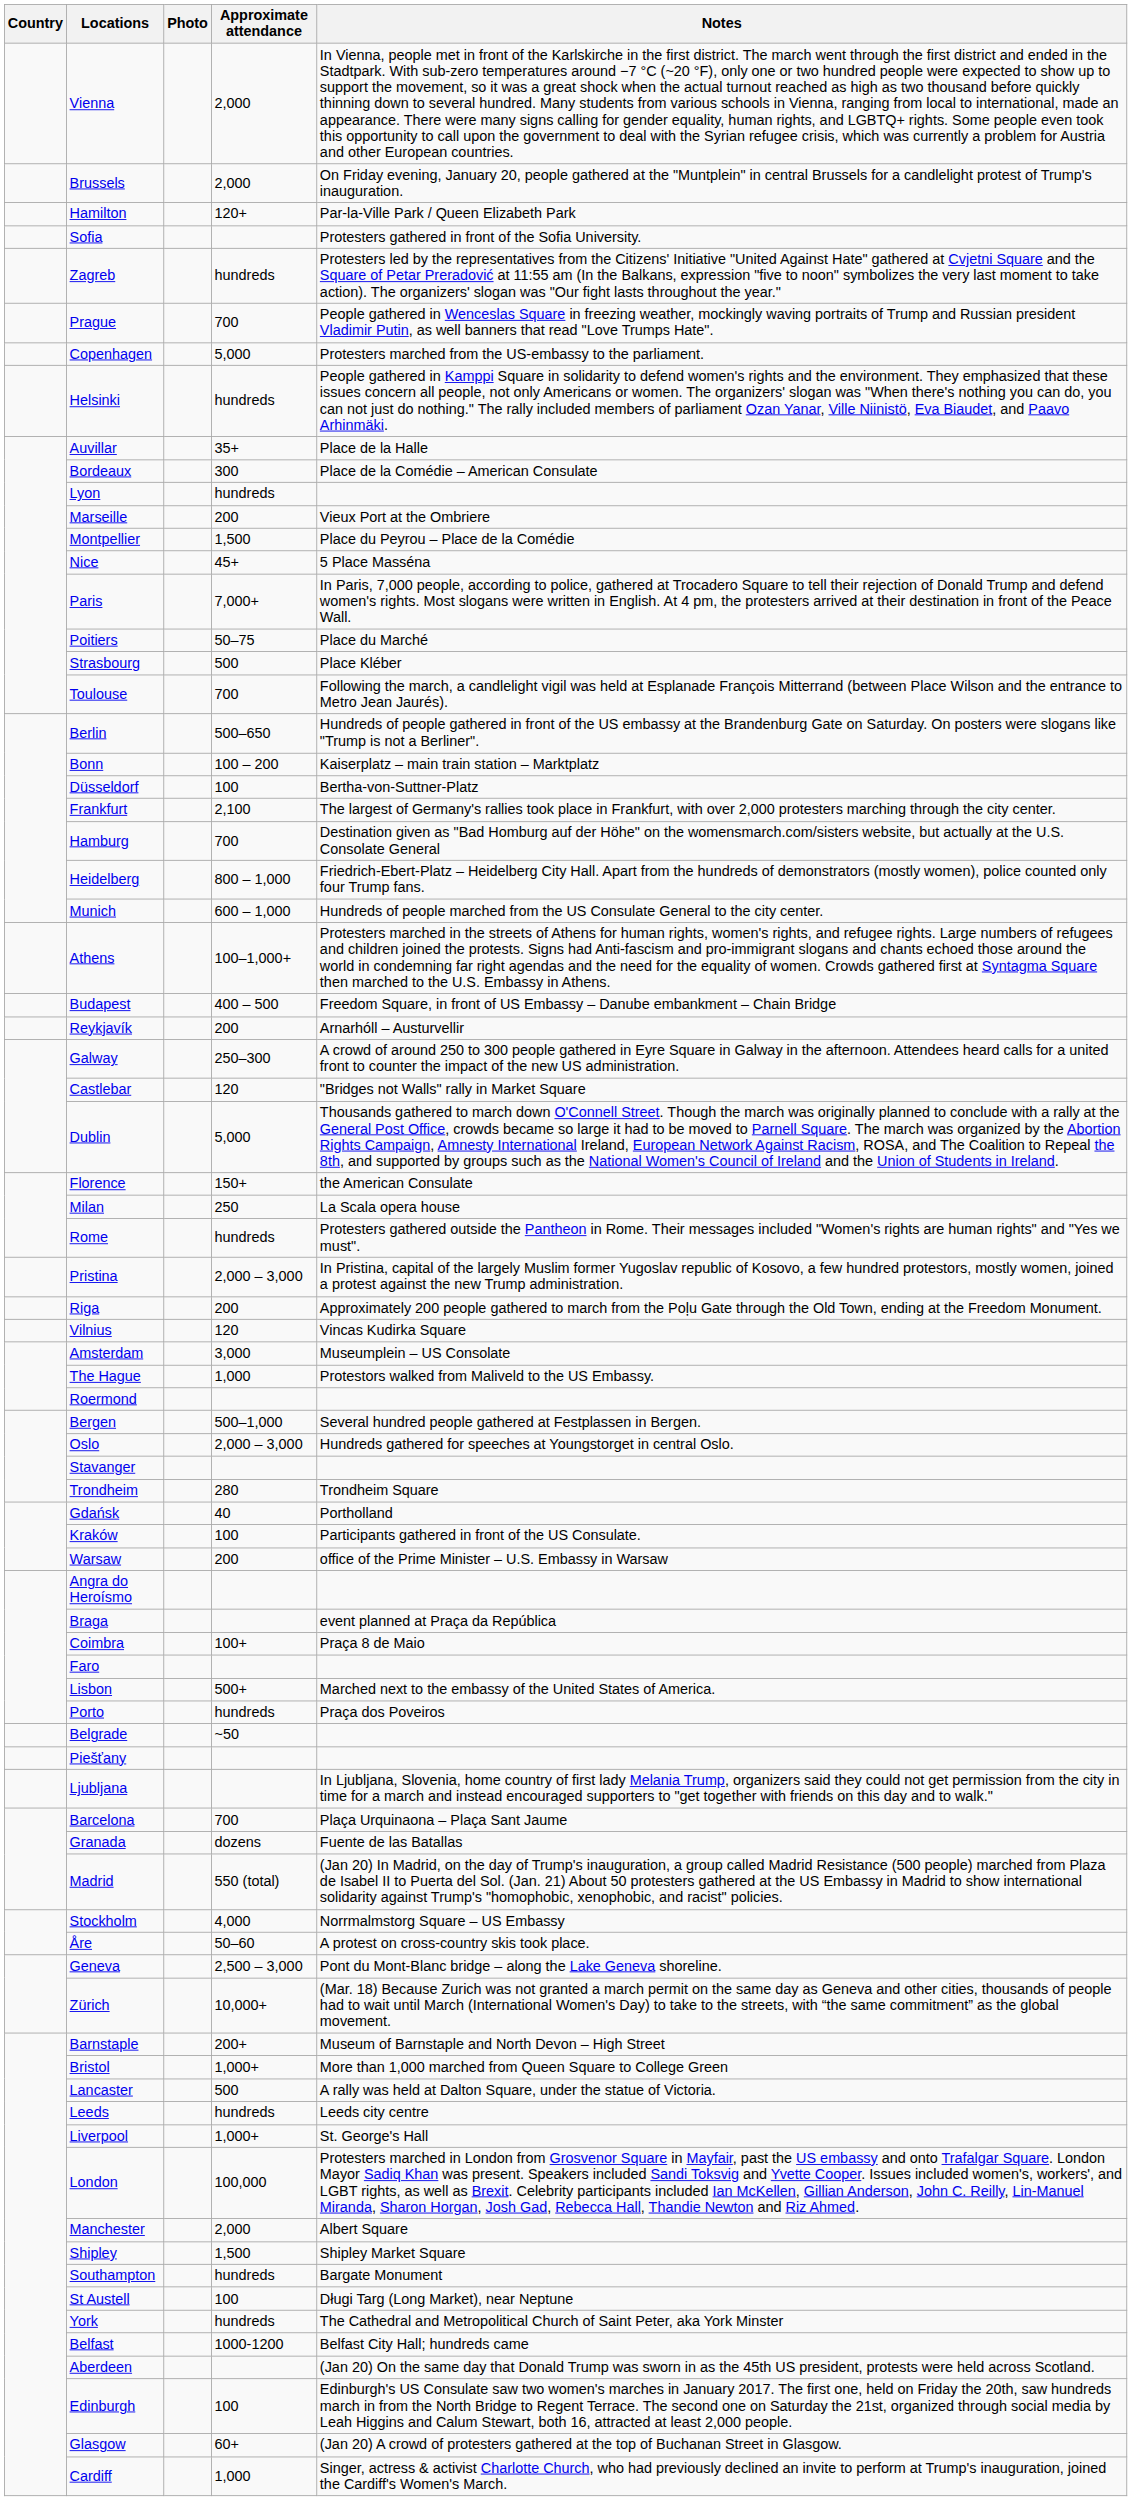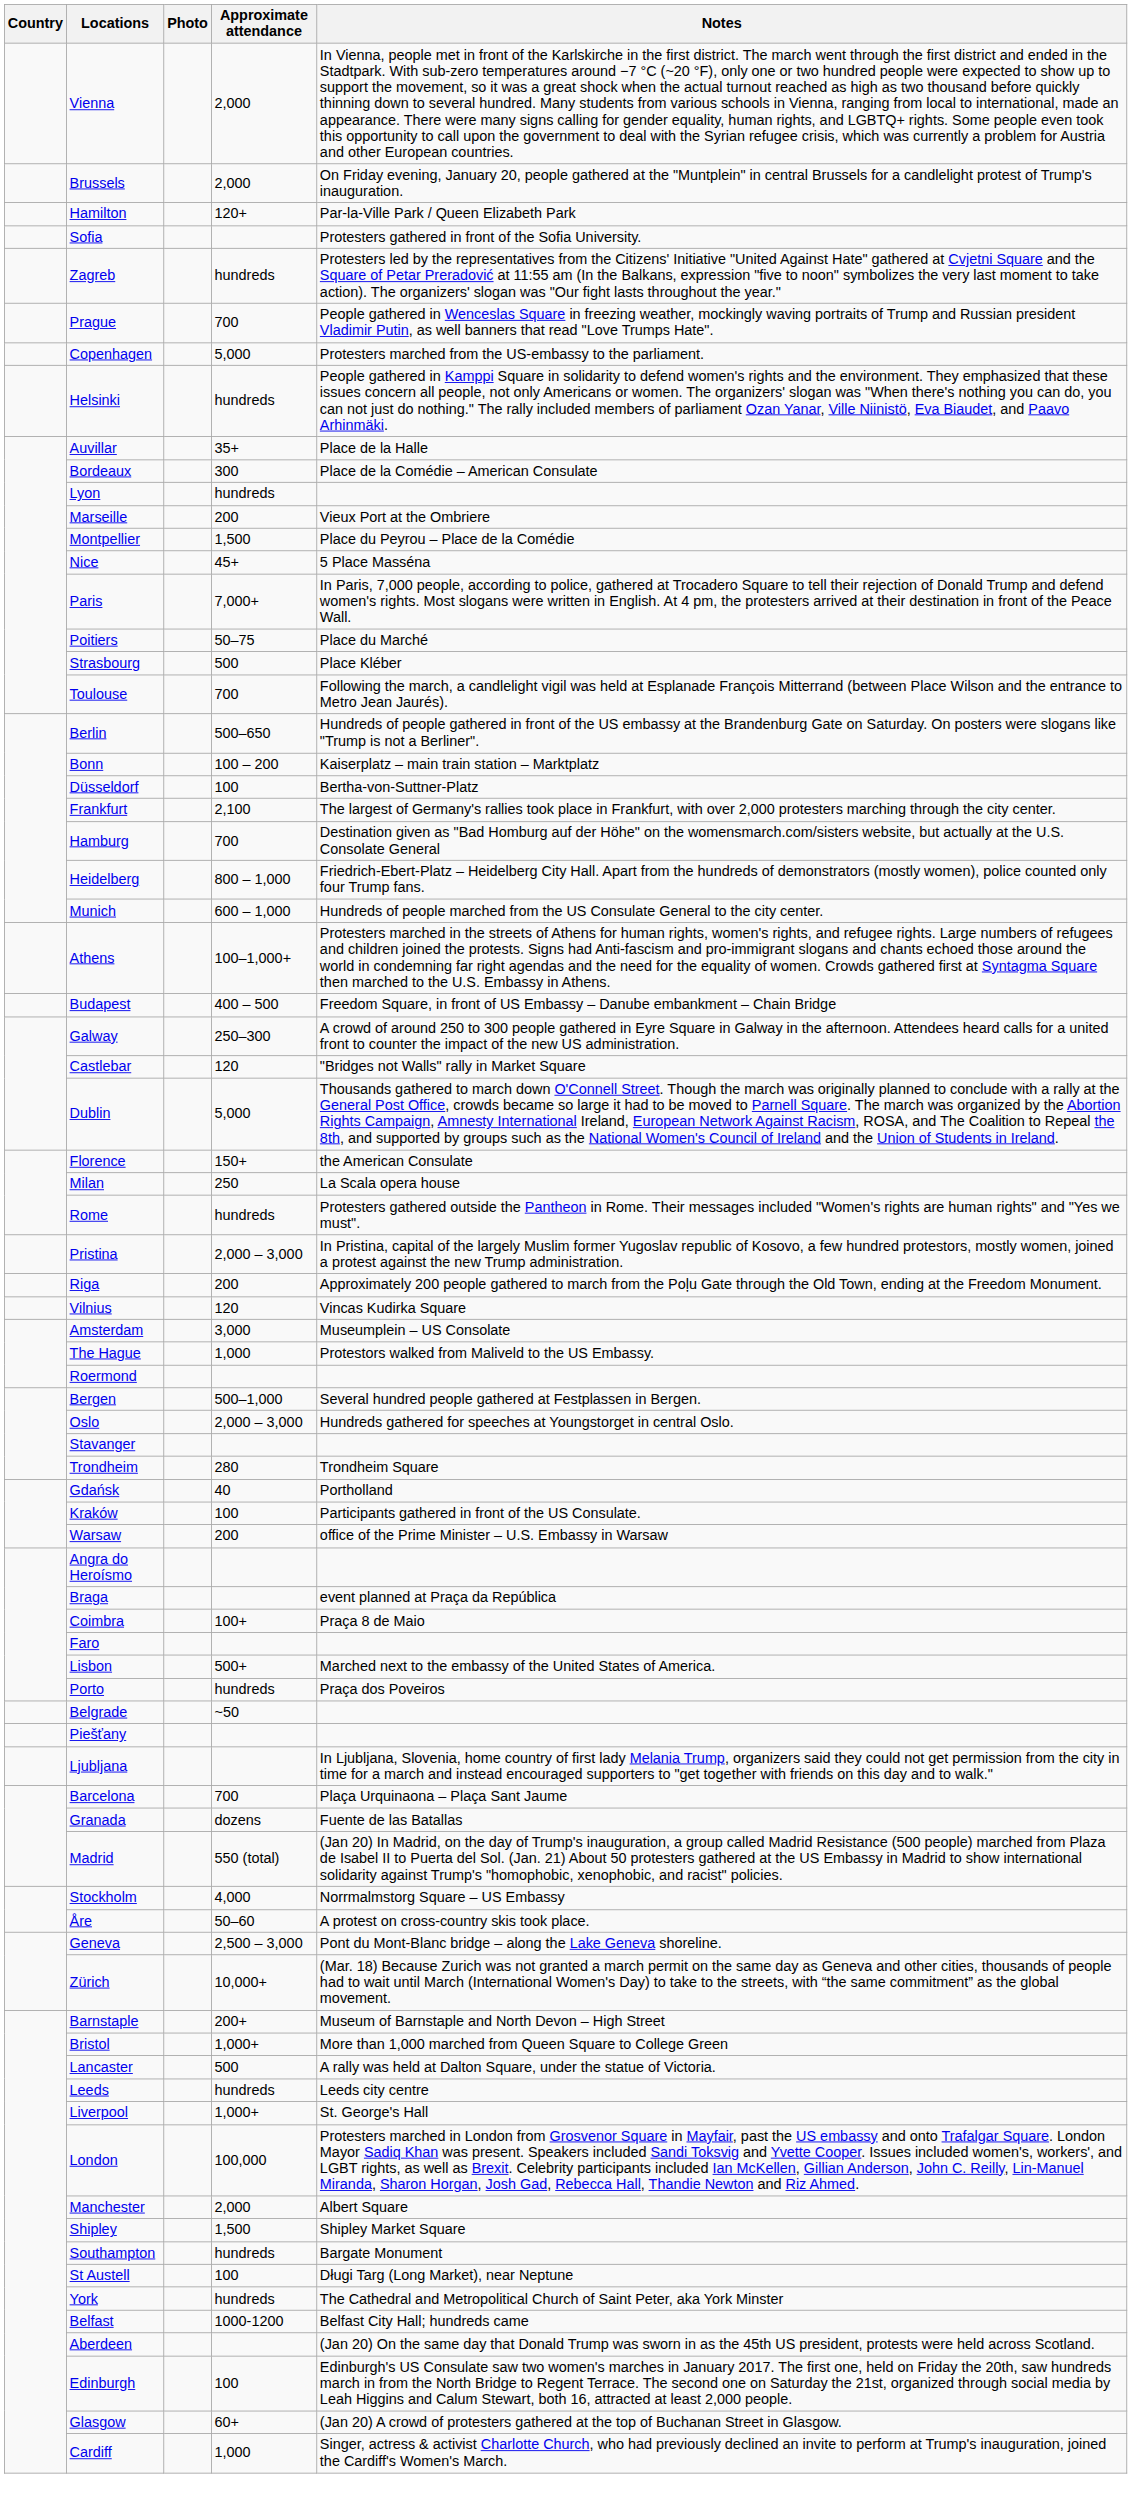- row: (101, 1027)
